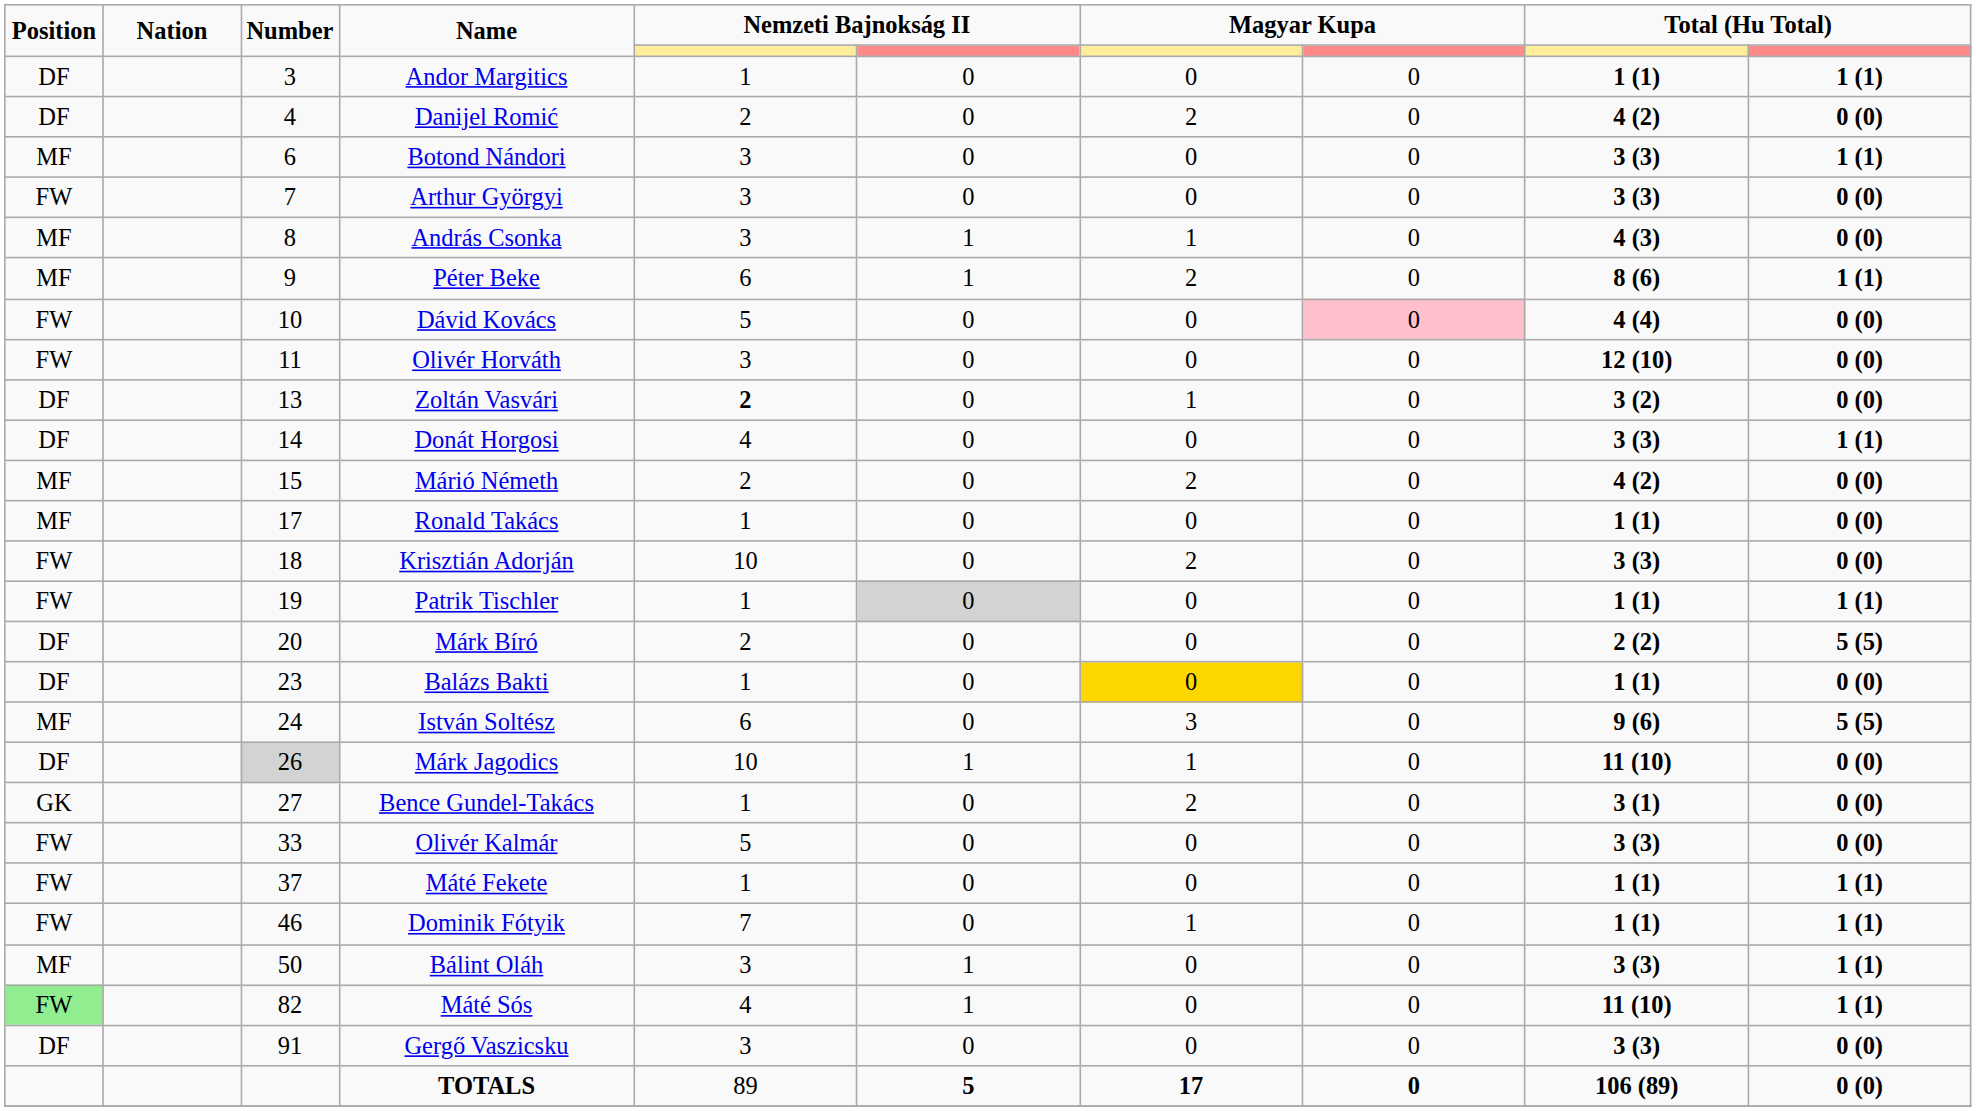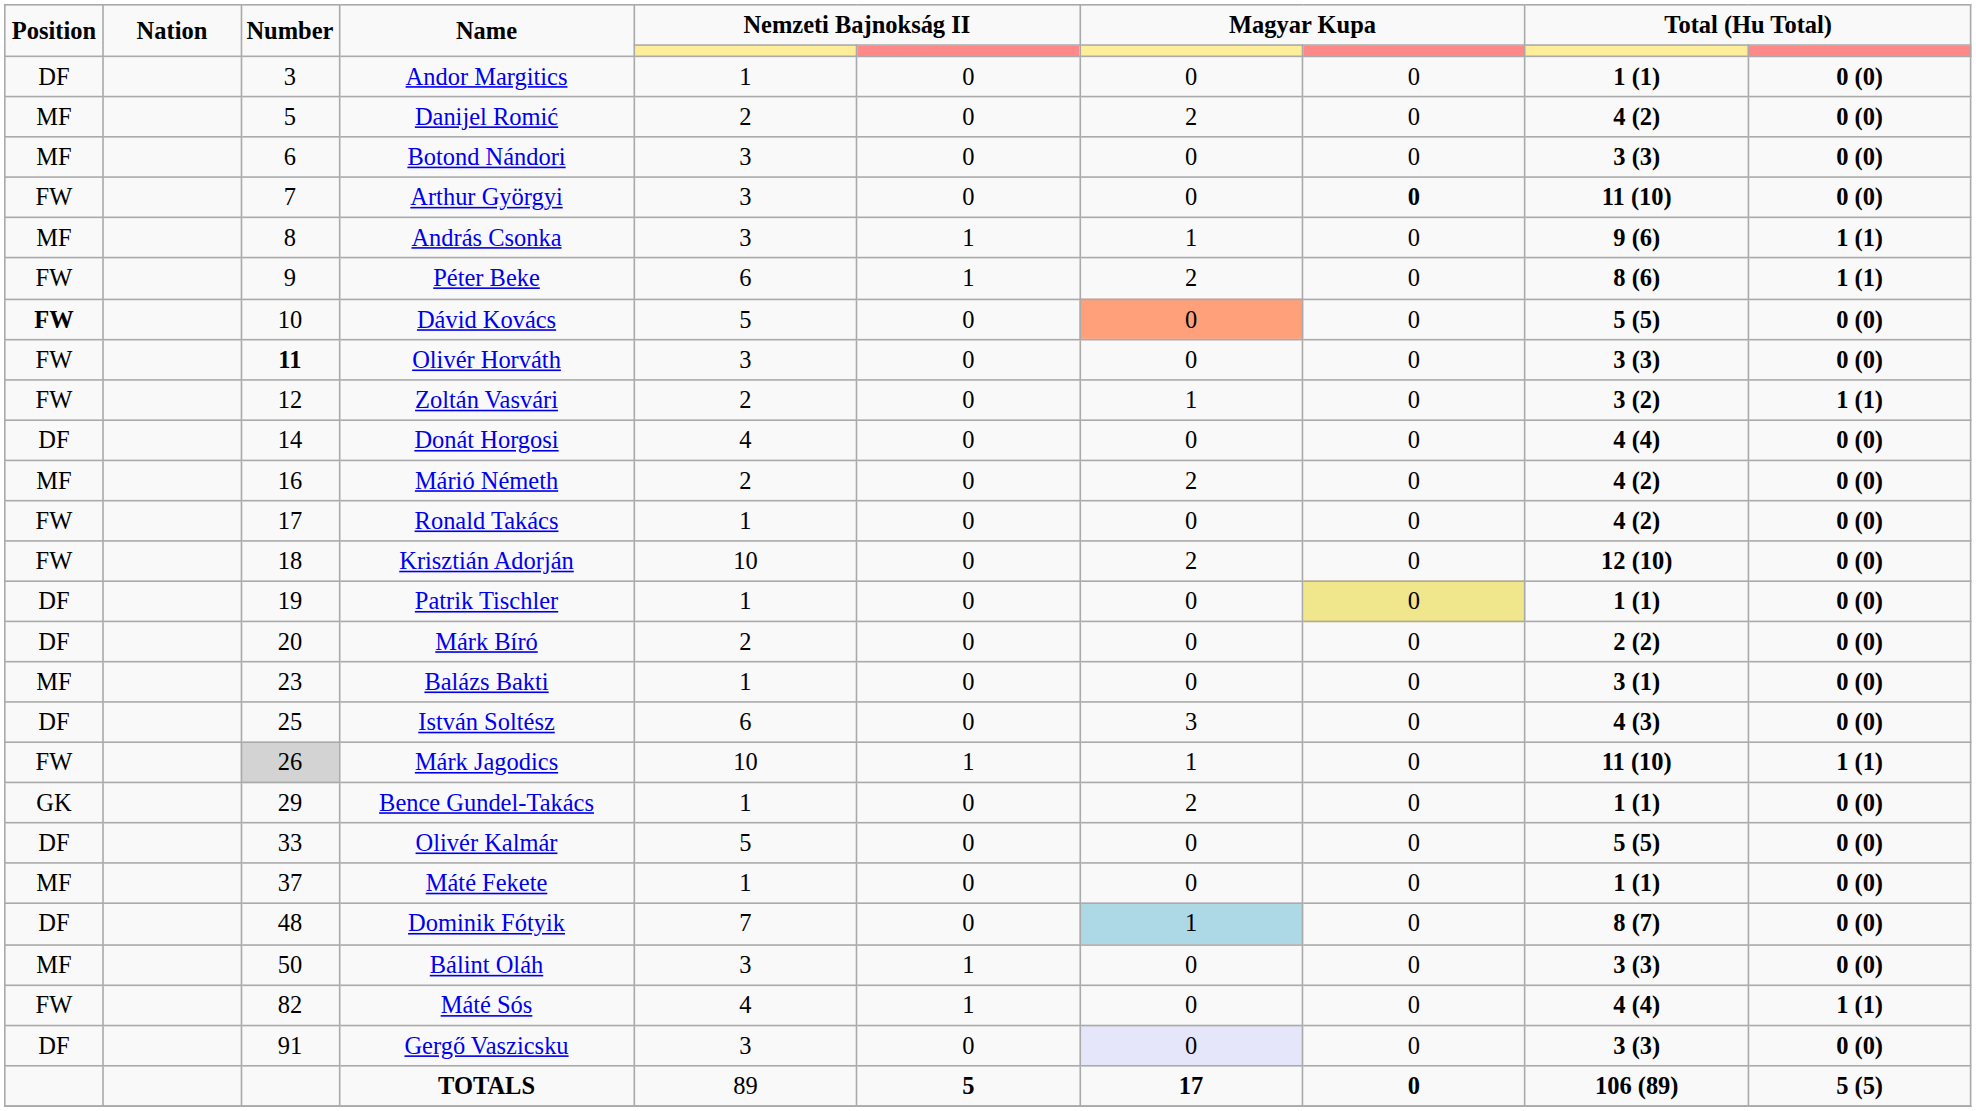(1860, 76) 1 (1) -> (1860, 76) 0 (0)
(54, 116) DF -> (54, 116) MF
(290, 116) 4 -> (290, 116) 5
(1860, 157) 1 (1) -> (1860, 157) 0 (0)
(1414, 197) normal -> (1414, 197) bold
(1637, 197) 3 (3) -> (1637, 197) 11 (10)
(1637, 237) 4 (3) -> (1637, 237) 9 (6)
(1860, 237) 0 (0) -> (1860, 237) 1 (1)
(54, 278) MF -> (54, 278) FW
(54, 318) normal -> (54, 318) bold
(1191, 318) no background -> (1191, 318) lightsalmon background
(1414, 318) pink background -> (1414, 318) no background
(1637, 318) 4 (4) -> (1637, 318) 5 (5)
(290, 359) normal -> (290, 359) bold
(1637, 359) 12 (10) -> (1637, 359) 3 (3)
(54, 399) DF -> (54, 399) FW
(290, 399) 13 -> (290, 399) 12
(745, 399) bold -> (745, 399) normal
(1860, 399) 0 (0) -> (1860, 399) 1 (1)
(1637, 439) 3 (3) -> (1637, 439) 4 (4)
(1860, 439) 1 (1) -> (1860, 439) 0 (0)
(290, 480) 15 -> (290, 480) 16
(54, 520) MF -> (54, 520) FW
(1637, 520) 1 (1) -> (1637, 520) 4 (2)
(1637, 560) 3 (3) -> (1637, 560) 12 (10)
(54, 601) FW -> (54, 601) DF
(968, 601) lightgrey background -> (968, 601) no background
(1414, 601) no background -> (1414, 601) khaki background
(1860, 601) 1 (1) -> (1860, 601) 0 (0)
(1860, 641) 5 (5) -> (1860, 641) 0 (0)
(54, 681) DF -> (54, 681) MF
(1191, 681) gold background -> (1191, 681) no background
(1637, 681) 1 (1) -> (1637, 681) 3 (1)
(54, 722) MF -> (54, 722) DF
(290, 722) 24 -> (290, 722) 25
(1637, 722) 9 (6) -> (1637, 722) 4 (3)
(1860, 722) 5 (5) -> (1860, 722) 0 (0)
(54, 762) DF -> (54, 762) FW
(1860, 762) 0 (0) -> (1860, 762) 1 (1)
(290, 802) 27 -> (290, 802) 29
(1637, 802) 3 (1) -> (1637, 802) 1 (1)
(54, 843) FW -> (54, 843) DF
(1637, 843) 3 (3) -> (1637, 843) 5 (5)
(54, 883) FW -> (54, 883) MF
(1860, 883) 1 (1) -> (1860, 883) 0 (0)
(54, 923) FW -> (54, 923) DF
(290, 923) 46 -> (290, 923) 48
(1191, 923) no background -> (1191, 923) lightblue background
(1637, 923) 1 (1) -> (1637, 923) 8 (7)
(1860, 923) 1 (1) -> (1860, 923) 0 (0)
(1860, 964) 1 (1) -> (1860, 964) 0 (0)
(54, 1004) lightgreen background -> (54, 1004) no background
(1637, 1004) 11 (10) -> (1637, 1004) 4 (4)
(1191, 1044) no background -> (1191, 1044) lavender background
(1860, 1085) 0 (0) -> (1860, 1085) 5 (5)
